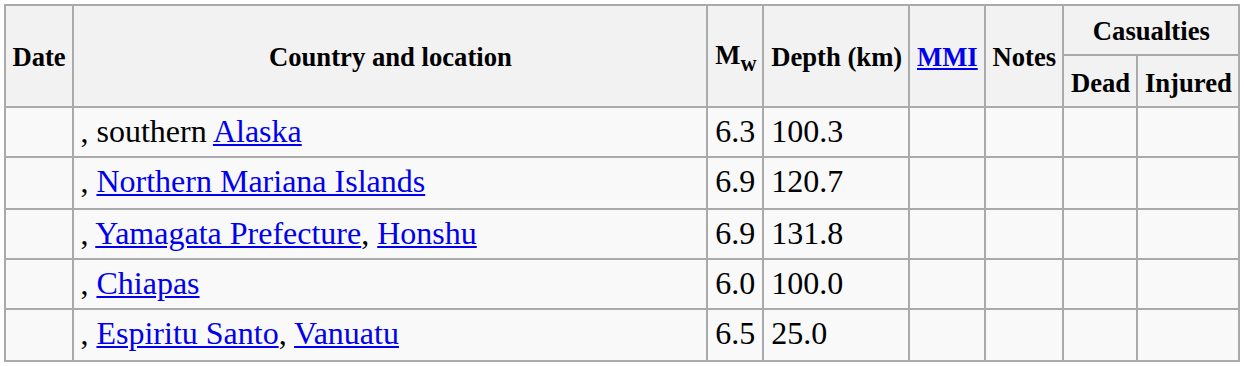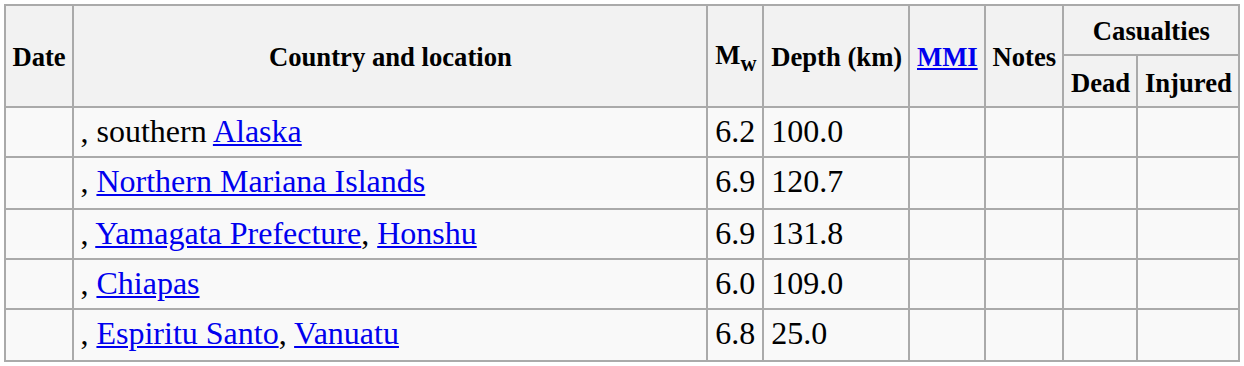(735, 131) 6.3 -> (735, 131) 6.2
(807, 131) 100.3 -> (807, 131) 100.0
(807, 283) 100.0 -> (807, 283) 109.0
(735, 334) 6.5 -> (735, 334) 6.8
